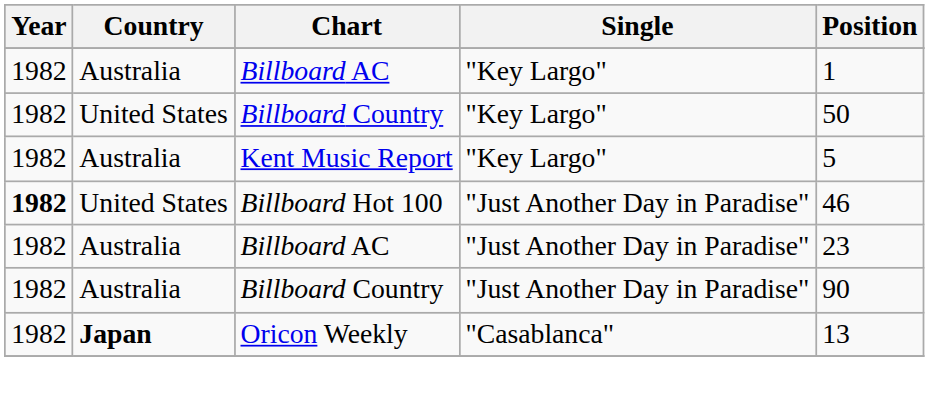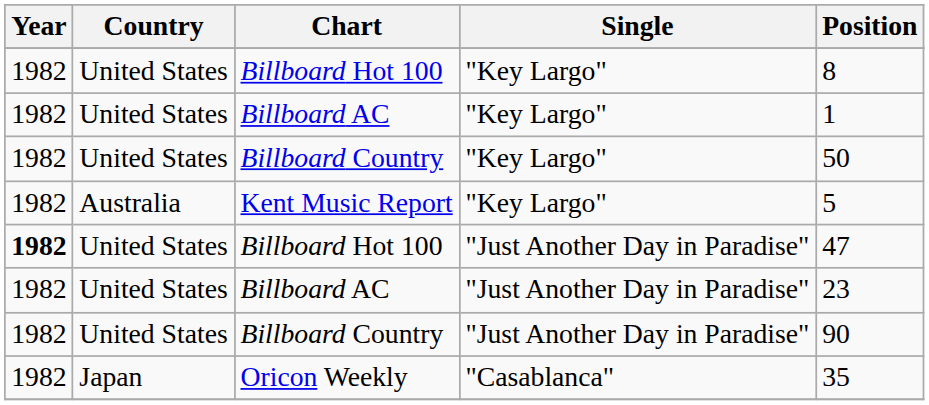+ row: (341, 70)
(130, 70) Australia -> (154, 114) United States
(836, 202) 46 -> (836, 245) 47
(130, 245) Australia -> (154, 289) United States
(130, 289) Australia -> (154, 333) United States
(116, 333) bold -> (111, 377) normal
(836, 333) 13 -> (836, 377) 35
